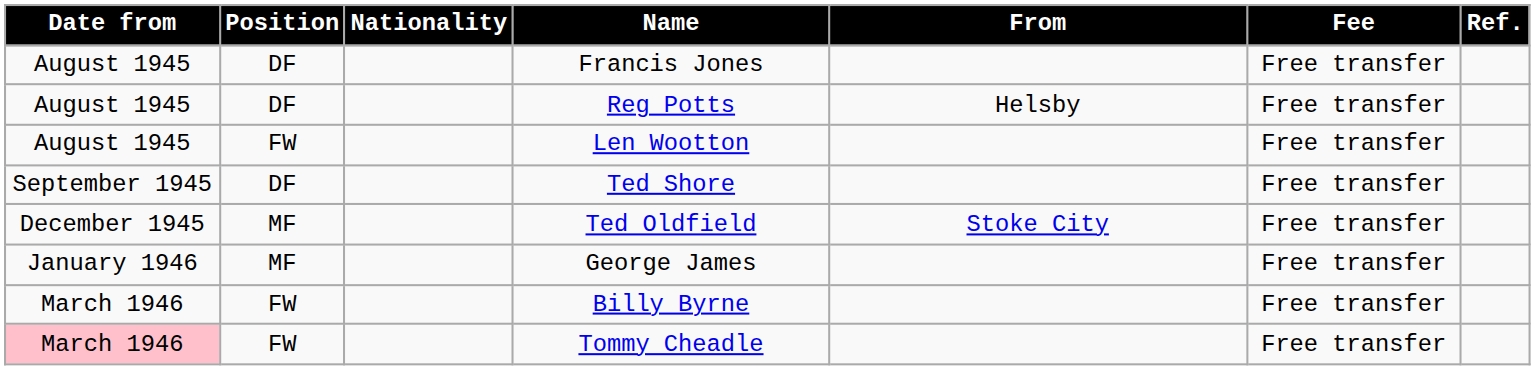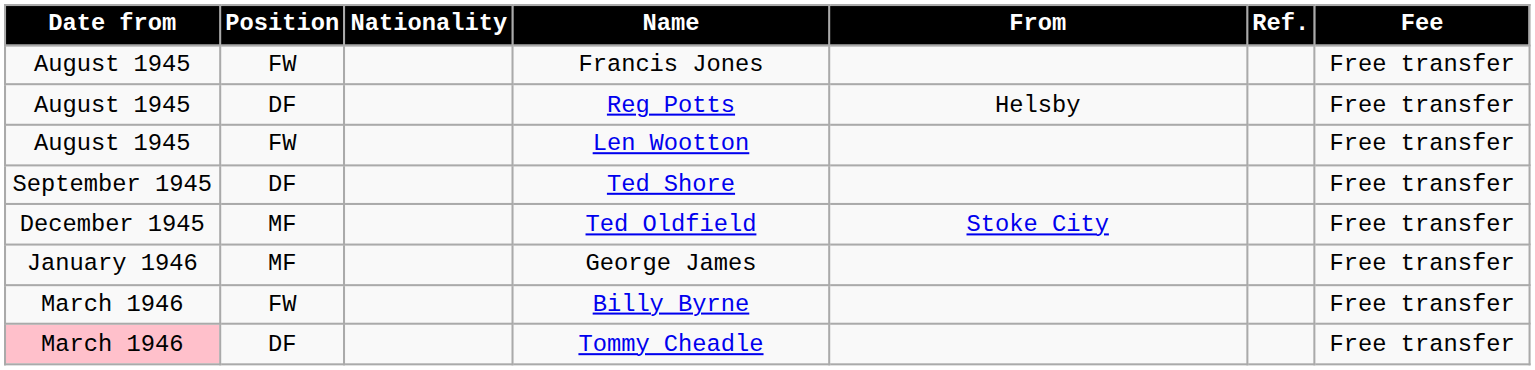columns swapped: (1354, 25) <-> (1495, 25)
(282, 65) DF -> (282, 65) FW
(282, 344) FW -> (282, 344) DF
